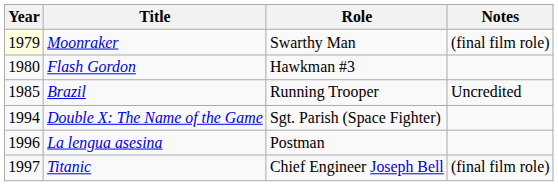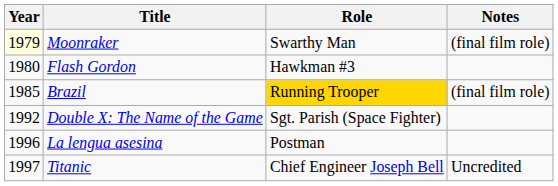(324, 92) no background -> (324, 92) gold background
(486, 92) Uncredited -> (500, 92) (final film role)
(24, 117) 1994 -> (24, 117) 1992
(500, 167) (final film role) -> (486, 167) Uncredited
